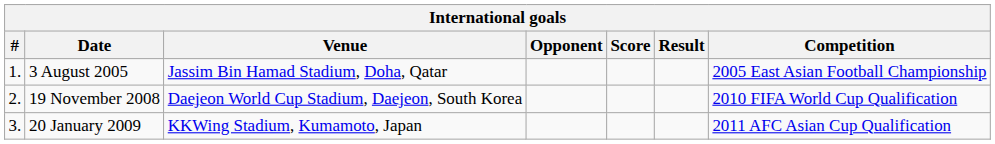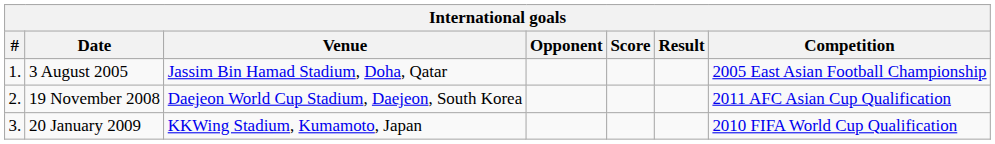(835, 98) 2010 FIFA World Cup Qualification -> (832, 98) 2011 AFC Asian Cup Qualification
(832, 125) 2011 AFC Asian Cup Qualification -> (835, 125) 2010 FIFA World Cup Qualification
